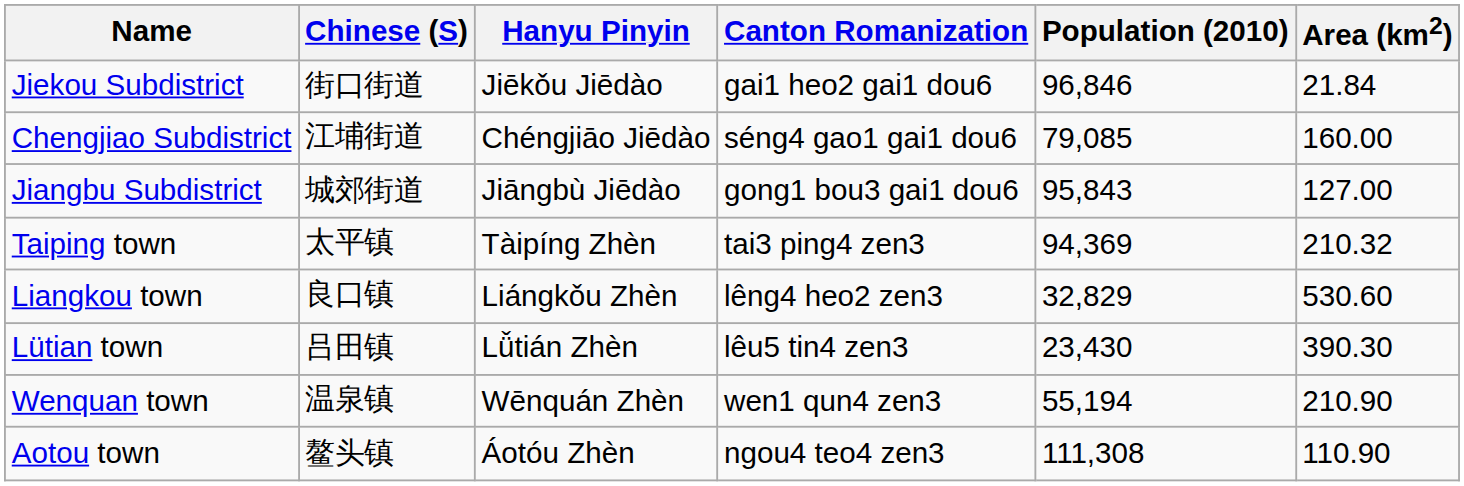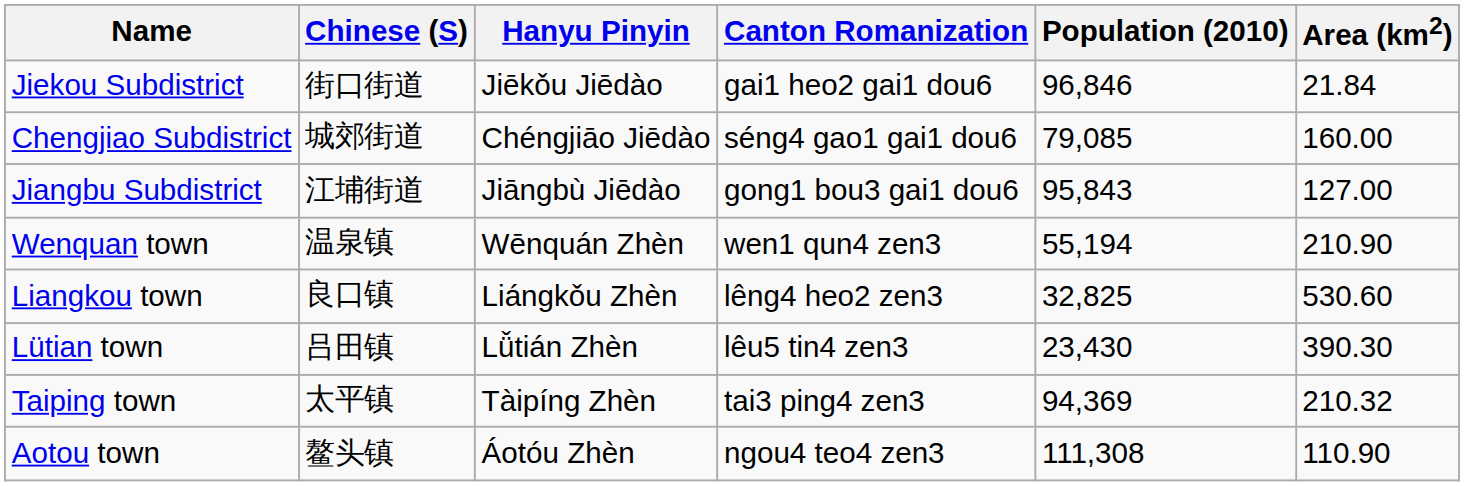(364, 137) 江埔街道 -> (364, 137) 城郊街道
(364, 189) 城郊街道 -> (364, 189) 江埔街道
rows swapped: (110, 400) <-> (94, 243)
(1087, 295) 32,829 -> (1087, 295) 32,825
